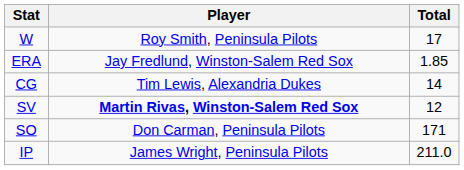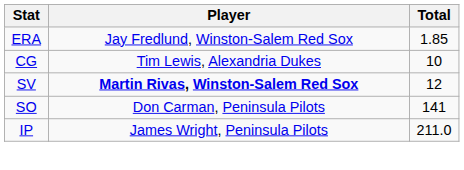- row: (26, 38)
(434, 84) 14 -> (434, 61) 10
(434, 130) 171 -> (434, 107) 141
